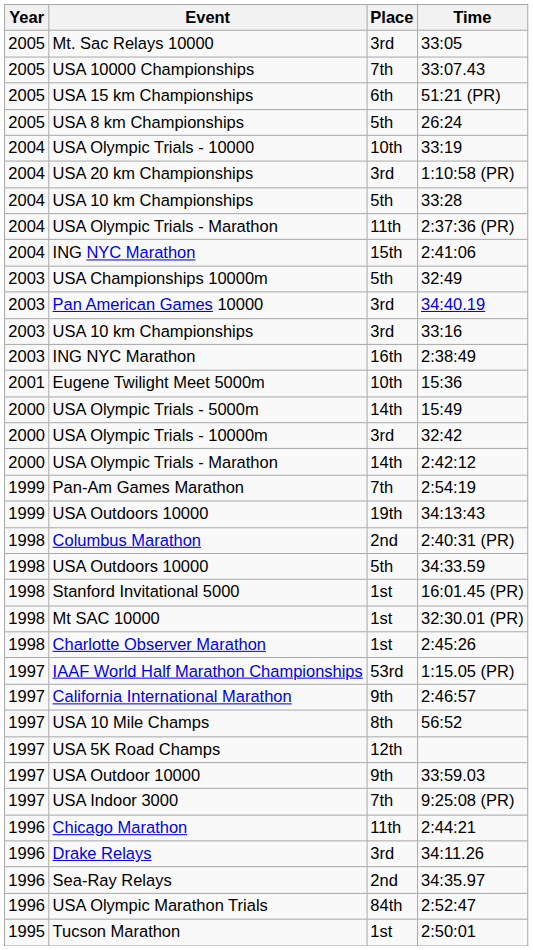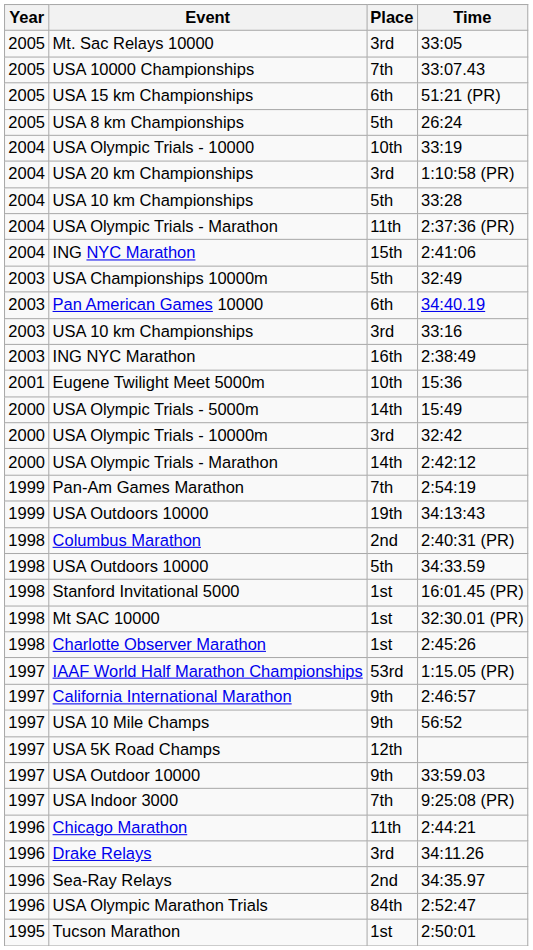(382, 305) 3rd -> (382, 305) 6th
(382, 723) 8th -> (382, 723) 9th
